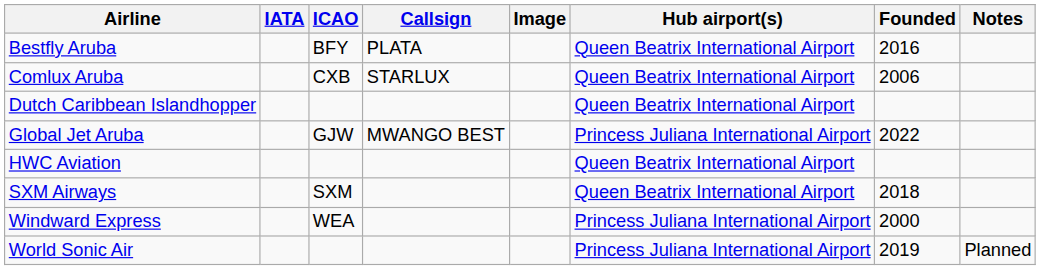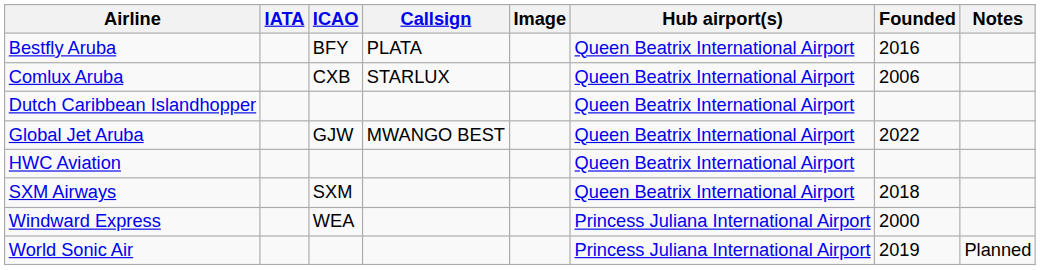(723, 134) Princess Juliana International Airport -> (714, 134) Queen Beatrix International Airport
